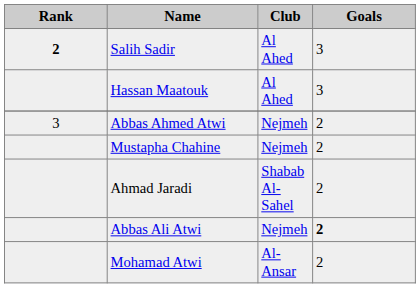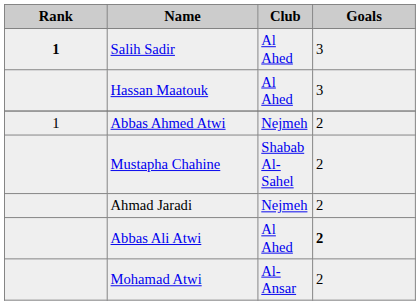(56, 49) 2 -> (56, 49) 1
(56, 123) 3 -> (56, 123) 1
(284, 147) Nejmeh -> (283, 164) Shabab Al-Sahel
(283, 188) Shabab Al-Sahel -> (284, 205) Nejmeh
(284, 229) Nejmeh -> (277, 238) Al Ahed
